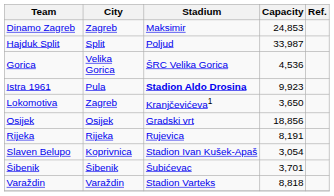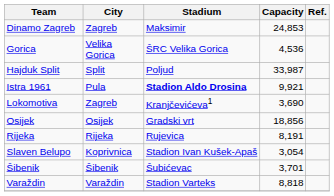rows swapped: (21, 65) <-> (33, 43)
(291, 86) 9,923 -> (291, 86) 9,921
(291, 103) 3,650 -> (291, 103) 3,690
